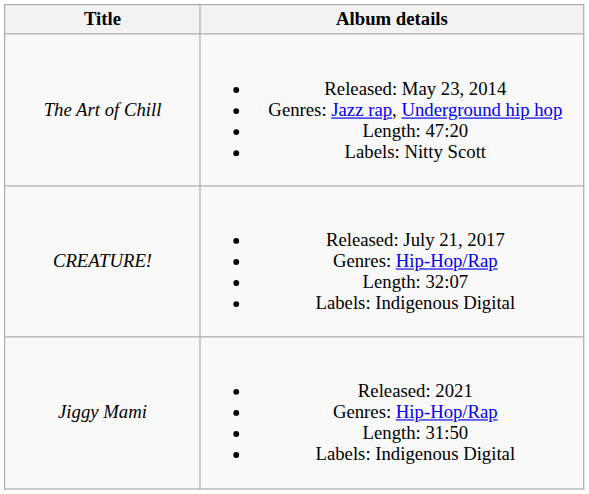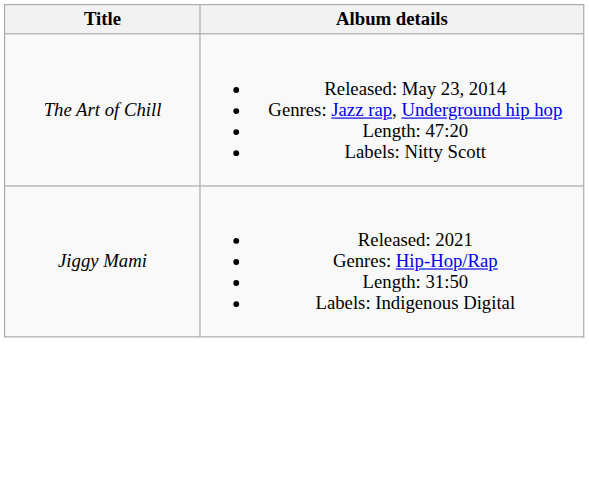- row: (102, 261)
